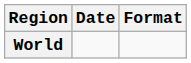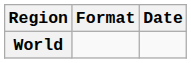columns swapped: (96, 18) <-> (153, 18)
